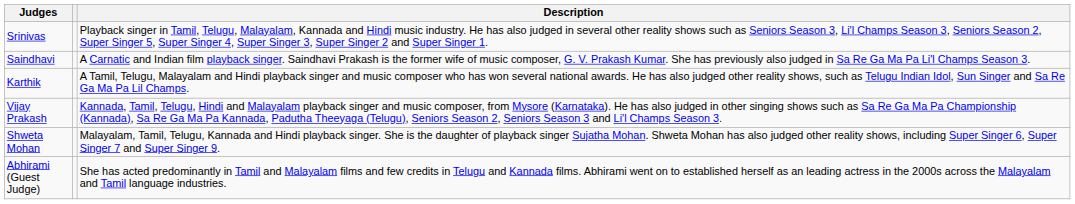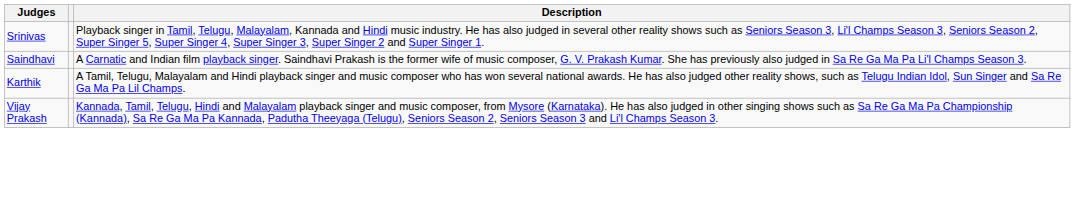- row: (25, 142)
- row: (28, 177)
